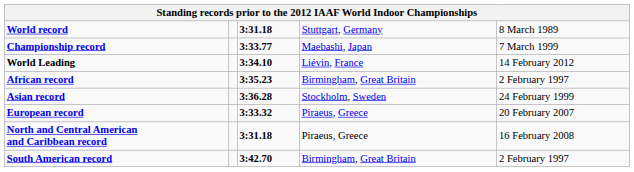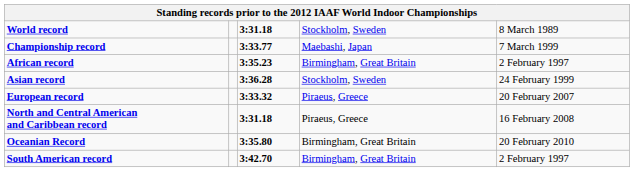(342, 29) Stuttgart, Germany -> (344, 29) Stockholm, Sweden
- row: (41, 63)
+ row: (46, 141)
